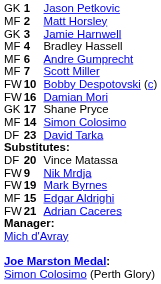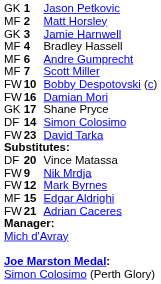(12, 122) MF -> (12, 122) DF
(12, 135) DF -> (13, 135) FW
(30, 185) 19 -> (30, 185) 12
